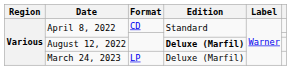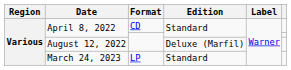(205, 44) bold -> (205, 44) normal
(205, 58) Deluxe (Marfil) -> (187, 58) Standard
